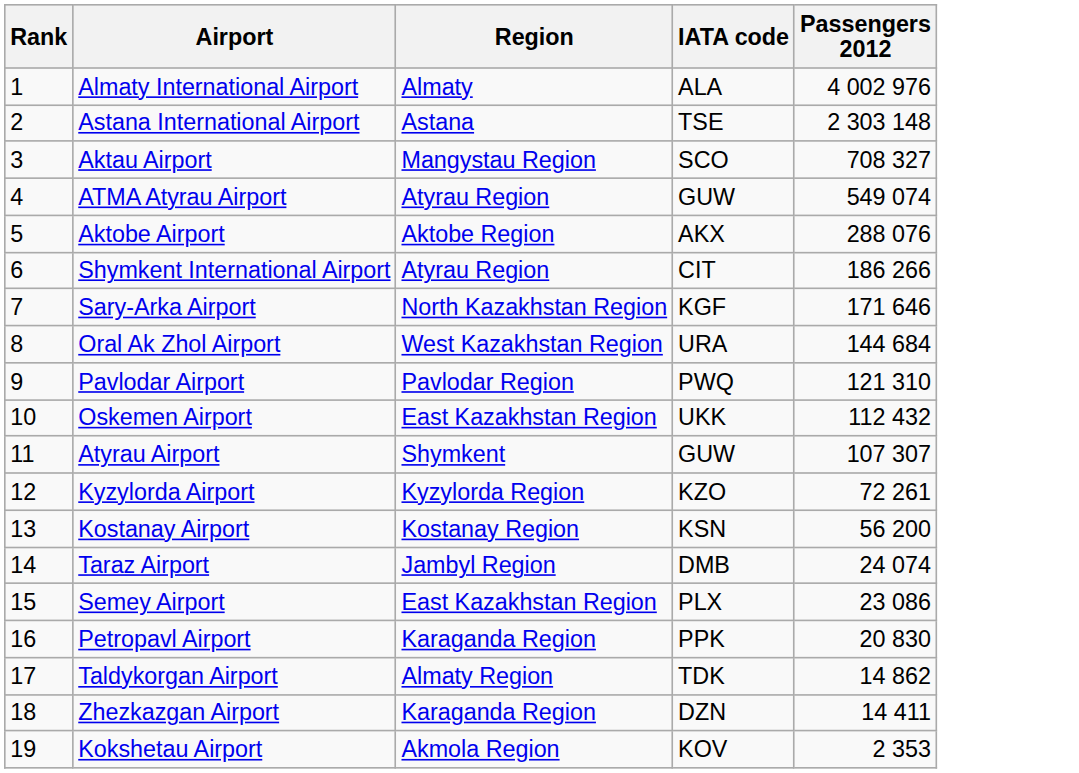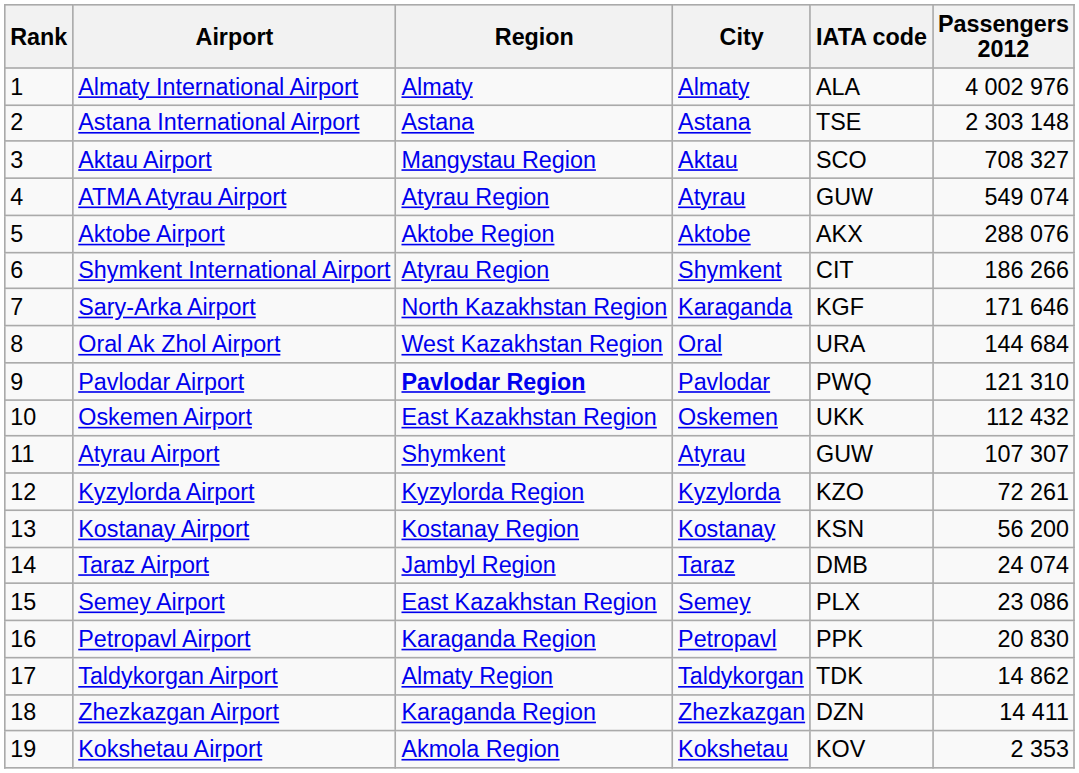+ column: (742, 37)
(488, 381) normal -> (493, 381) bold
